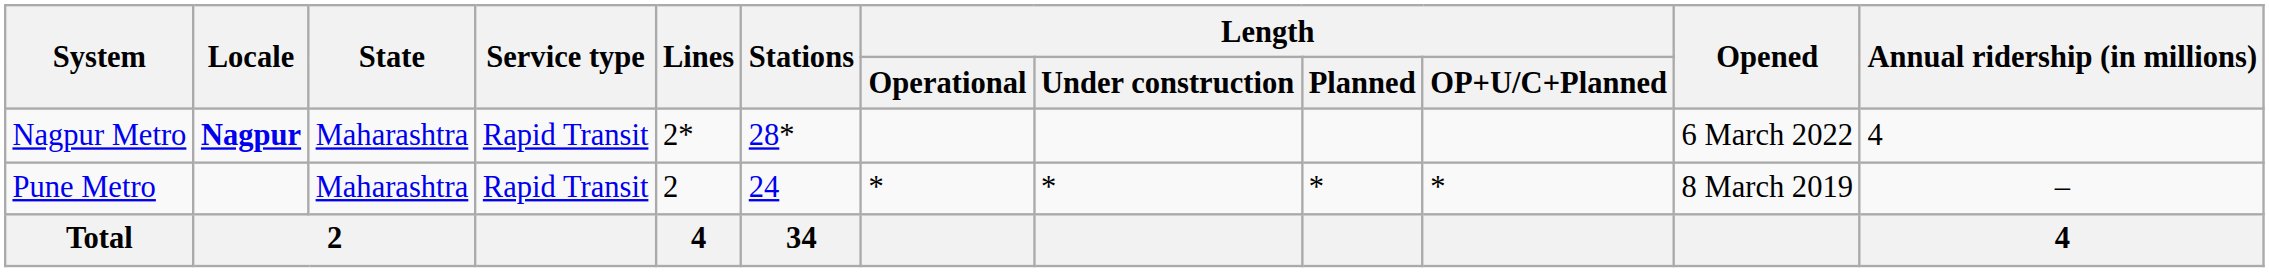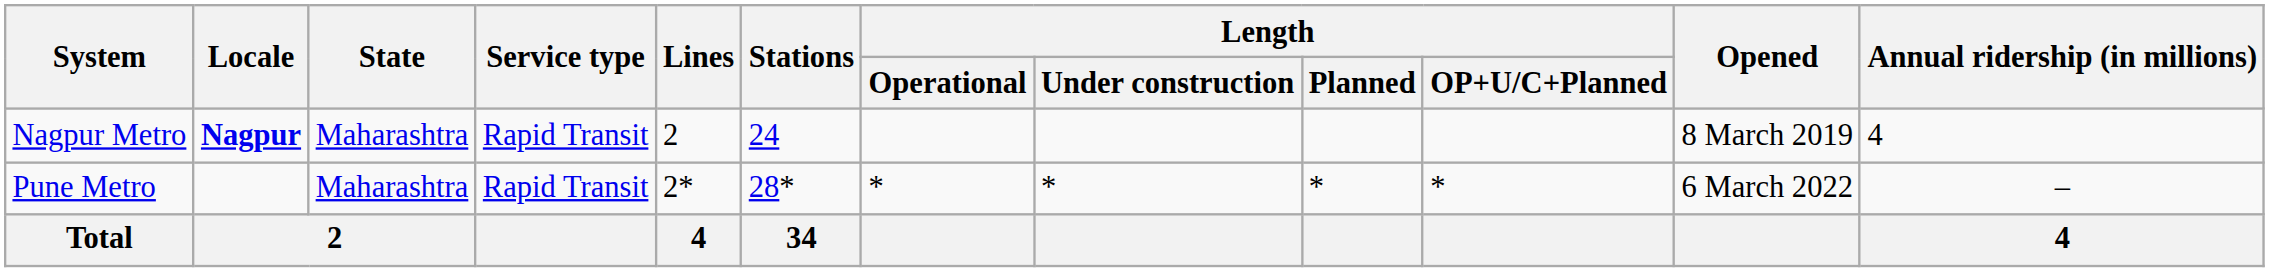(678, 134) 2* -> (671, 134) 2
(772, 134) 28* -> (764, 134) 24
(1767, 134) 6 March 2022 -> (1767, 134) 8 March 2019
(671, 186) 2 -> (678, 186) 2*
(764, 186) 24 -> (772, 186) 28*
(1767, 186) 8 March 2019 -> (1767, 186) 6 March 2022
